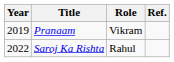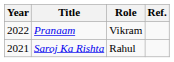(18, 30) 2019 -> (18, 30) 2022
(18, 48) 2022 -> (18, 48) 2021
